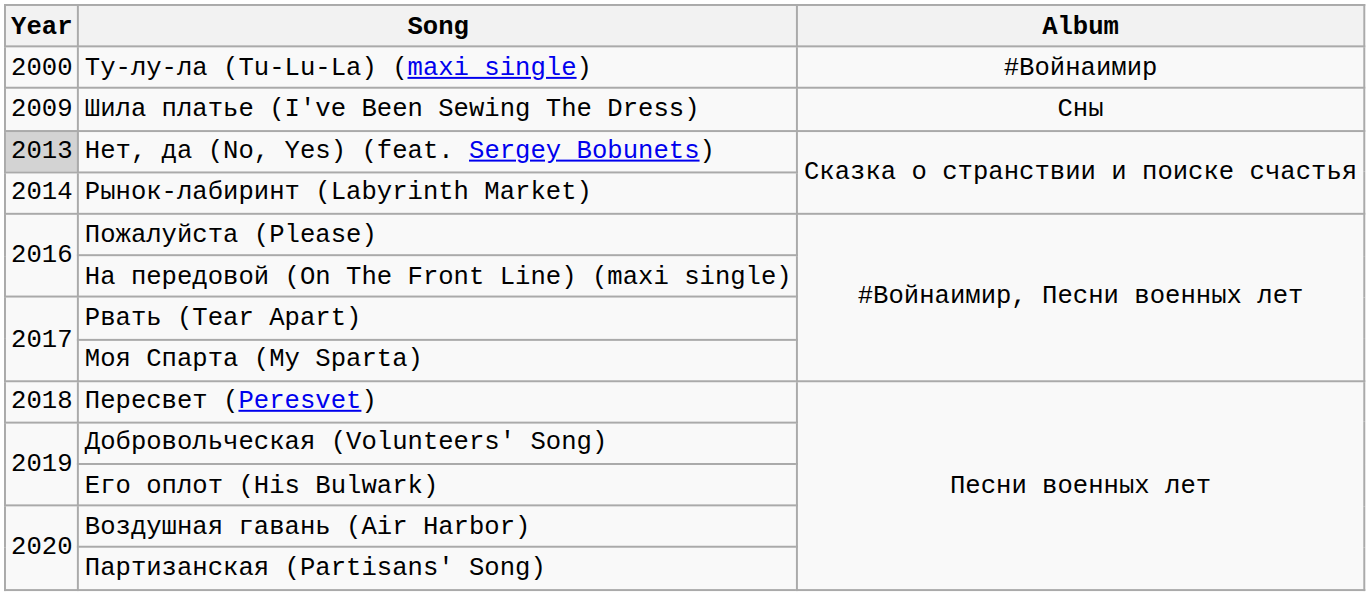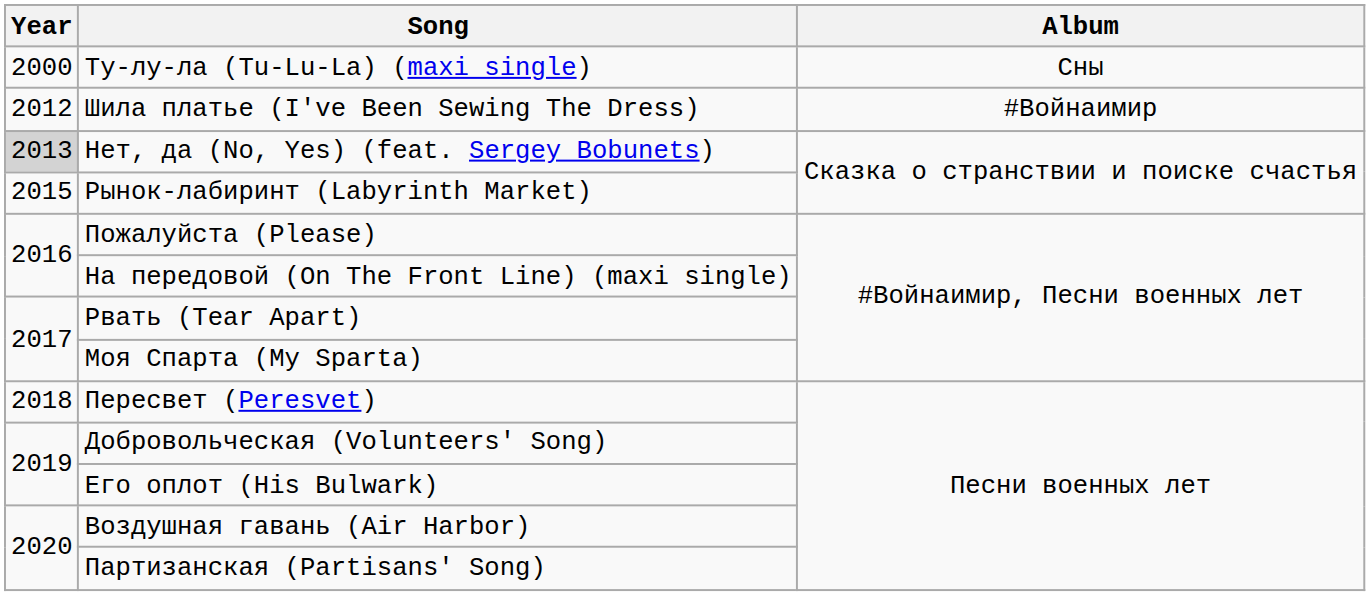(1081, 68) #Войнаимир -> (1081, 68) Сны
(42, 109) 2009 -> (42, 109) 2012
(1081, 109) Сны -> (1081, 109) #Войнаимир
(42, 193) 2014 -> (42, 193) 2015
